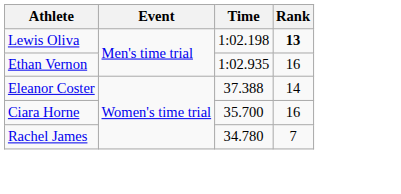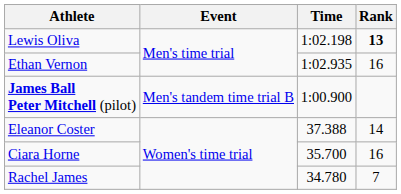+ row: (72, 97)
